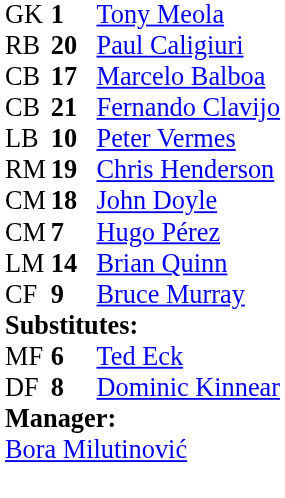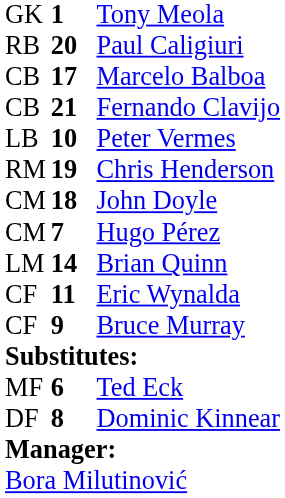+ row: (168, 294)
